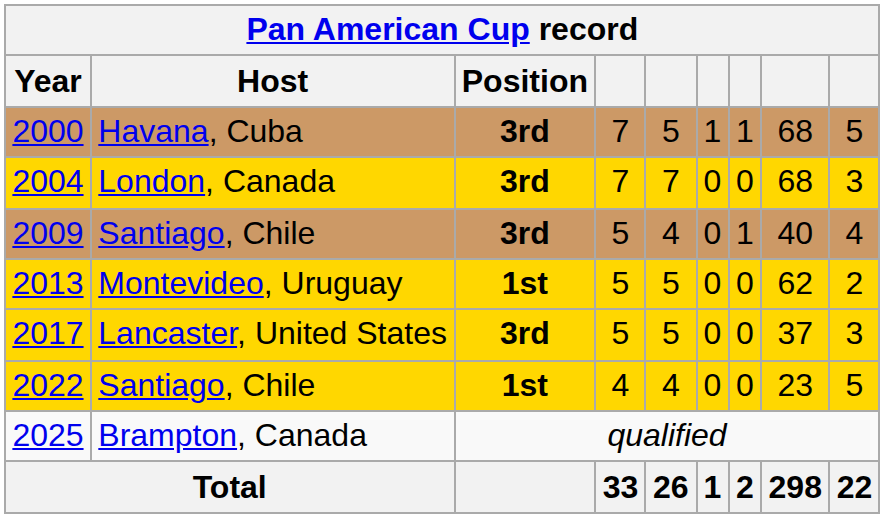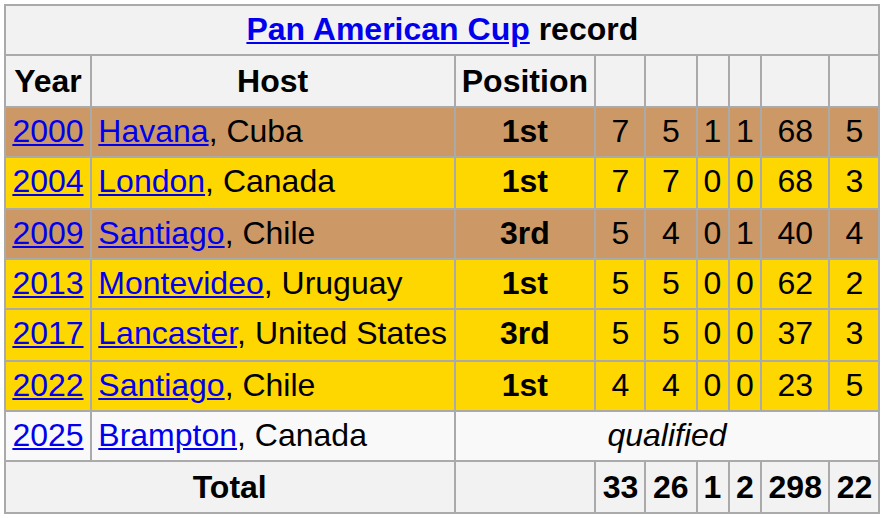(525, 131) 3rd -> (525, 131) 1st
(525, 182) 3rd -> (525, 182) 1st
